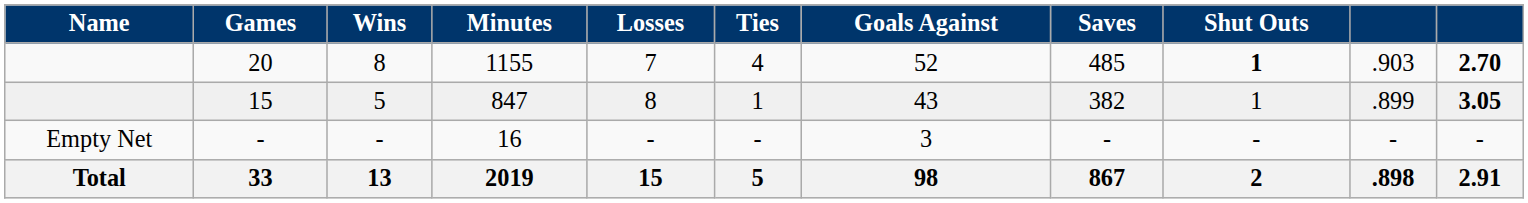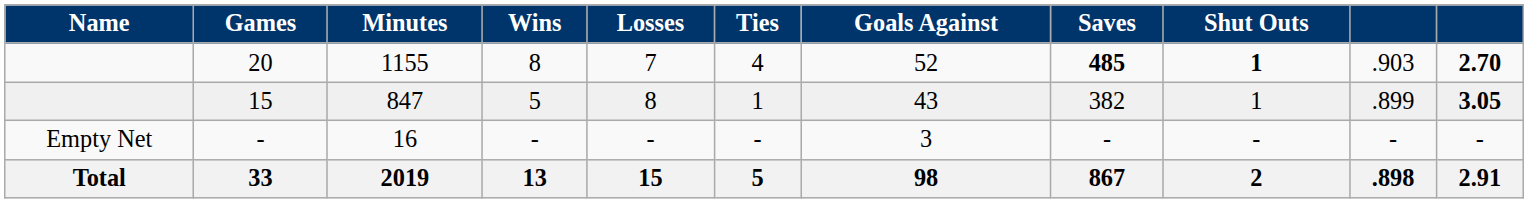columns swapped: (509, 23) <-> (379, 23)
(1107, 62) normal -> (1107, 62) bold
